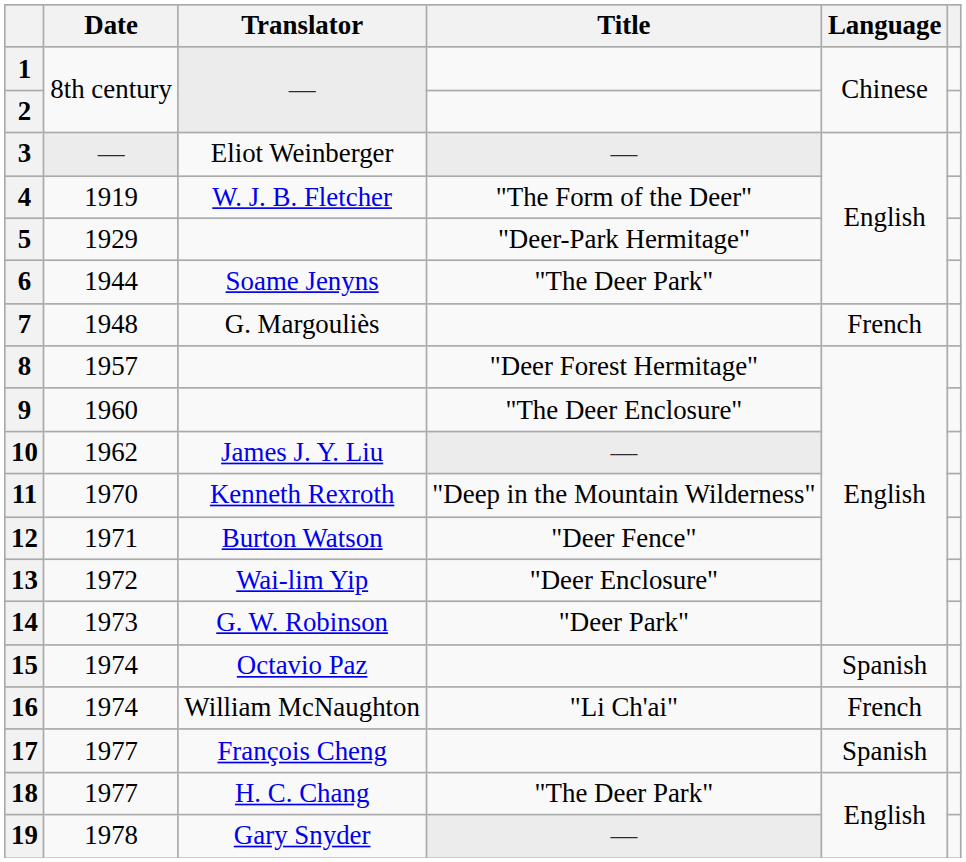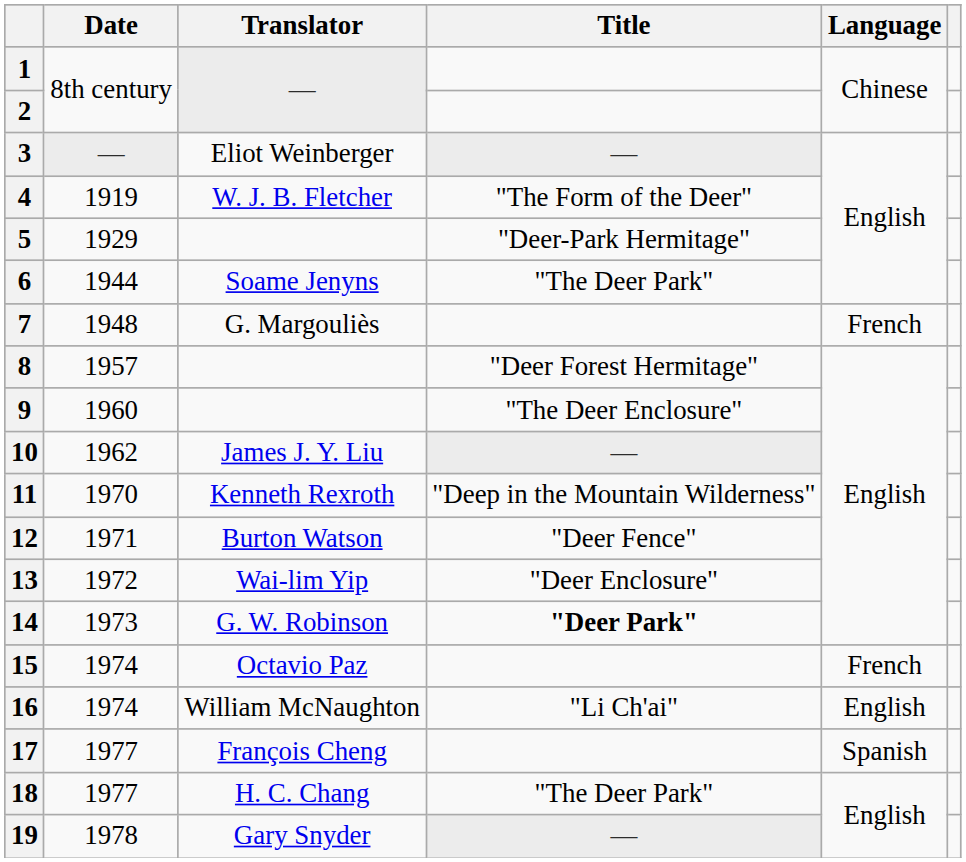(624, 622) normal -> (624, 622) bold
(885, 665) Spanish -> (885, 665) French
(885, 707) French -> (885, 707) English
